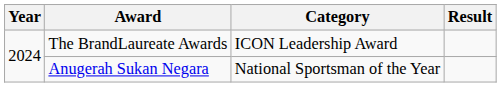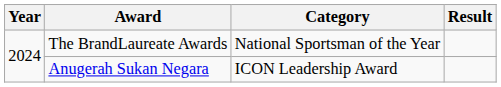(316, 43) ICON Leadership Award -> (337, 43) National Sportsman of the Year
(337, 69) National Sportsman of the Year -> (316, 69) ICON Leadership Award
